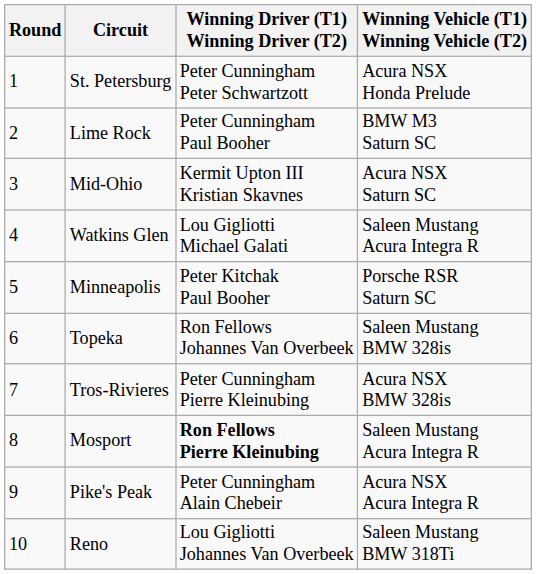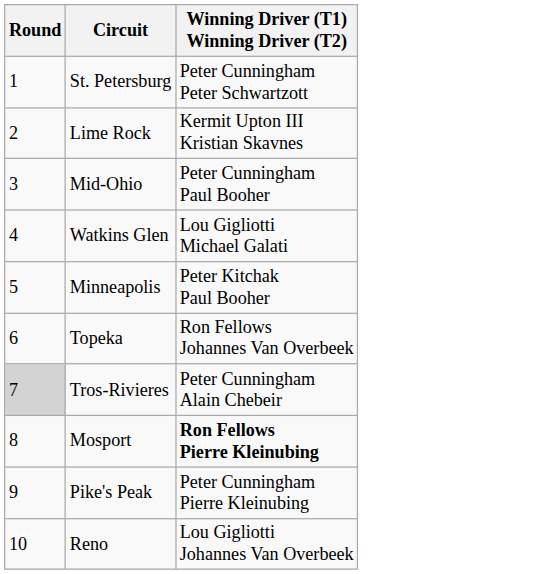- column: (445, 30)
(247, 133) Peter Cunningham Paul Booher -> (242, 133) Kermit Upton III Kristian Skavnes
(242, 184) Kermit Upton III Kristian Skavnes -> (247, 184) Peter Cunningham Paul Booher
(13, 389) no background -> (13, 389) lightgrey background
(247, 389) Peter Cunningham Pierre Kleinubing -> (247, 389) Peter Cunningham Alain Chebeir
(247, 492) Peter Cunningham Alain Chebeir -> (247, 492) Peter Cunningham Pierre Kleinubing
